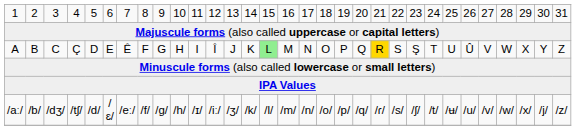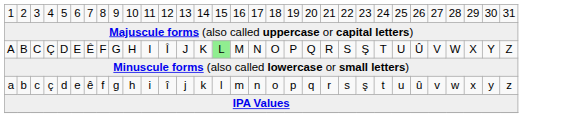(380, 50) gold background -> (329, 50) no background
+ row: (11, 86)
- row: (15, 110)
